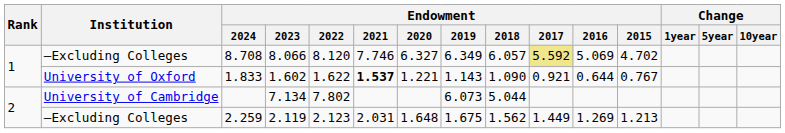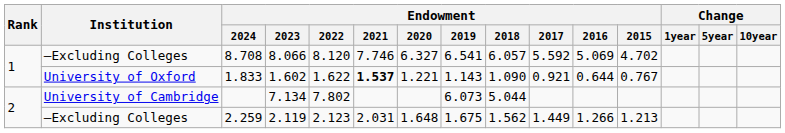(463, 56) 6.349 -> (463, 56) 6.541
(551, 56) khaki background -> (551, 56) no background
(595, 118) 1.269 -> (595, 118) 1.266
